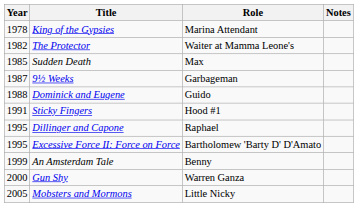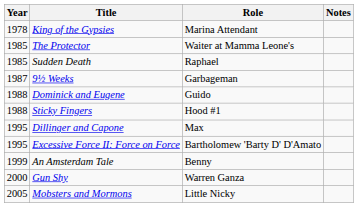(17, 45) 1982 -> (17, 45) 1985
(194, 62) Max -> (202, 62) Raphael
(17, 111) 1991 -> (17, 111) 1988
(202, 128) Raphael -> (194, 128) Max
